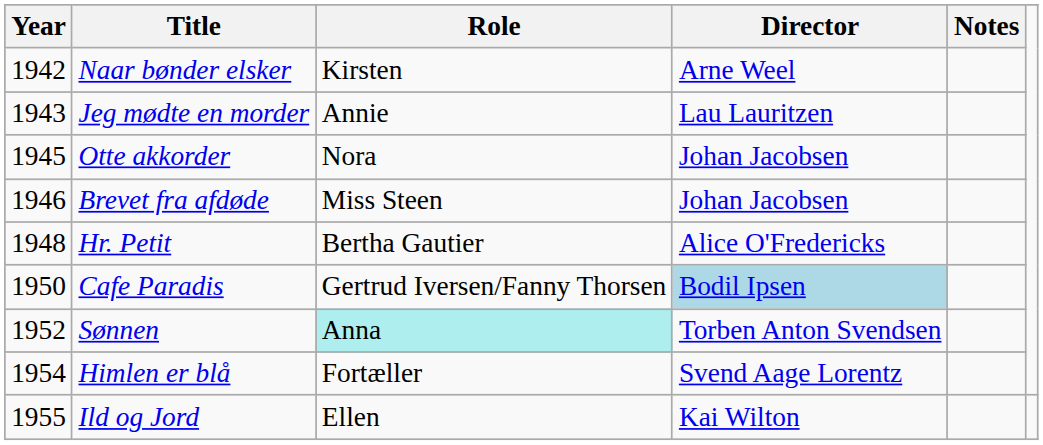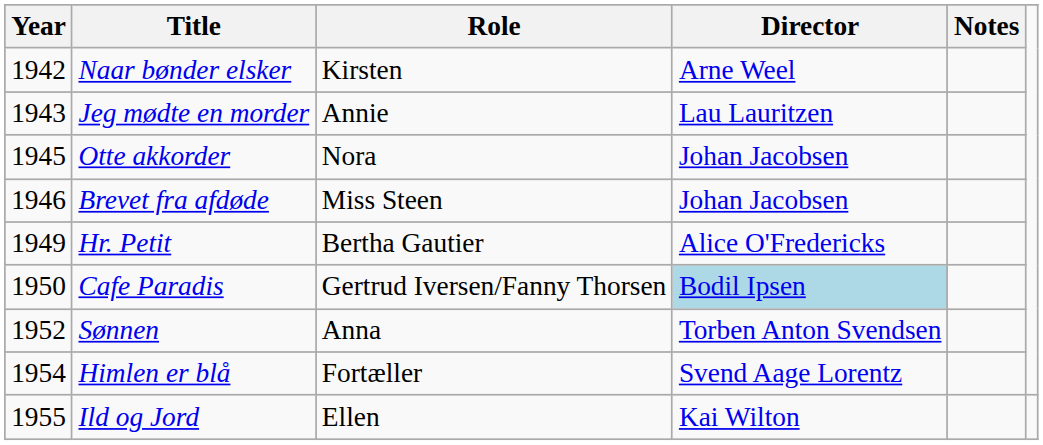(39, 243) 1948 -> (39, 243) 1949
(351, 329) paleturquoise background -> (351, 329) no background
